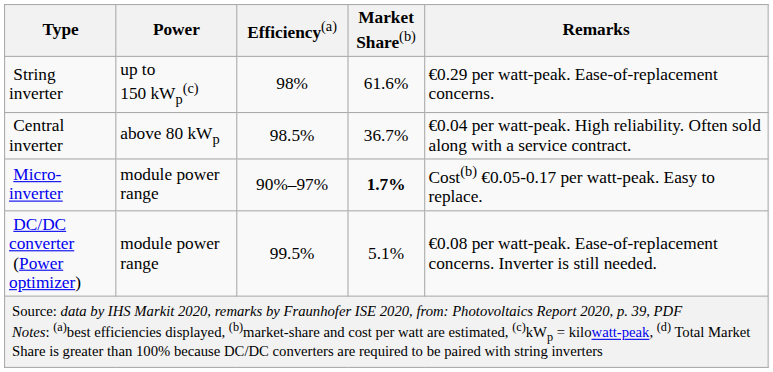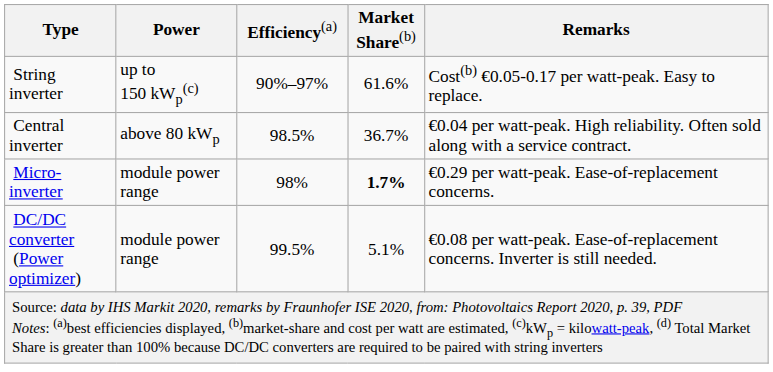(292, 84) 98% -> (292, 84) 90%–97%
(573, 84) €0.29 per watt-peak. Ease-of-replacement concerns. -> (572, 84) Cost(b) €0.05-0.17 per watt-peak. Easy to replace.
(292, 184) 90%–97% -> (292, 182) 98%
(572, 184) Cost(b) €0.05-0.17 per watt-peak. Easy to replace. -> (573, 182) €0.29 per watt-peak. Ease-of-replacement concerns.
